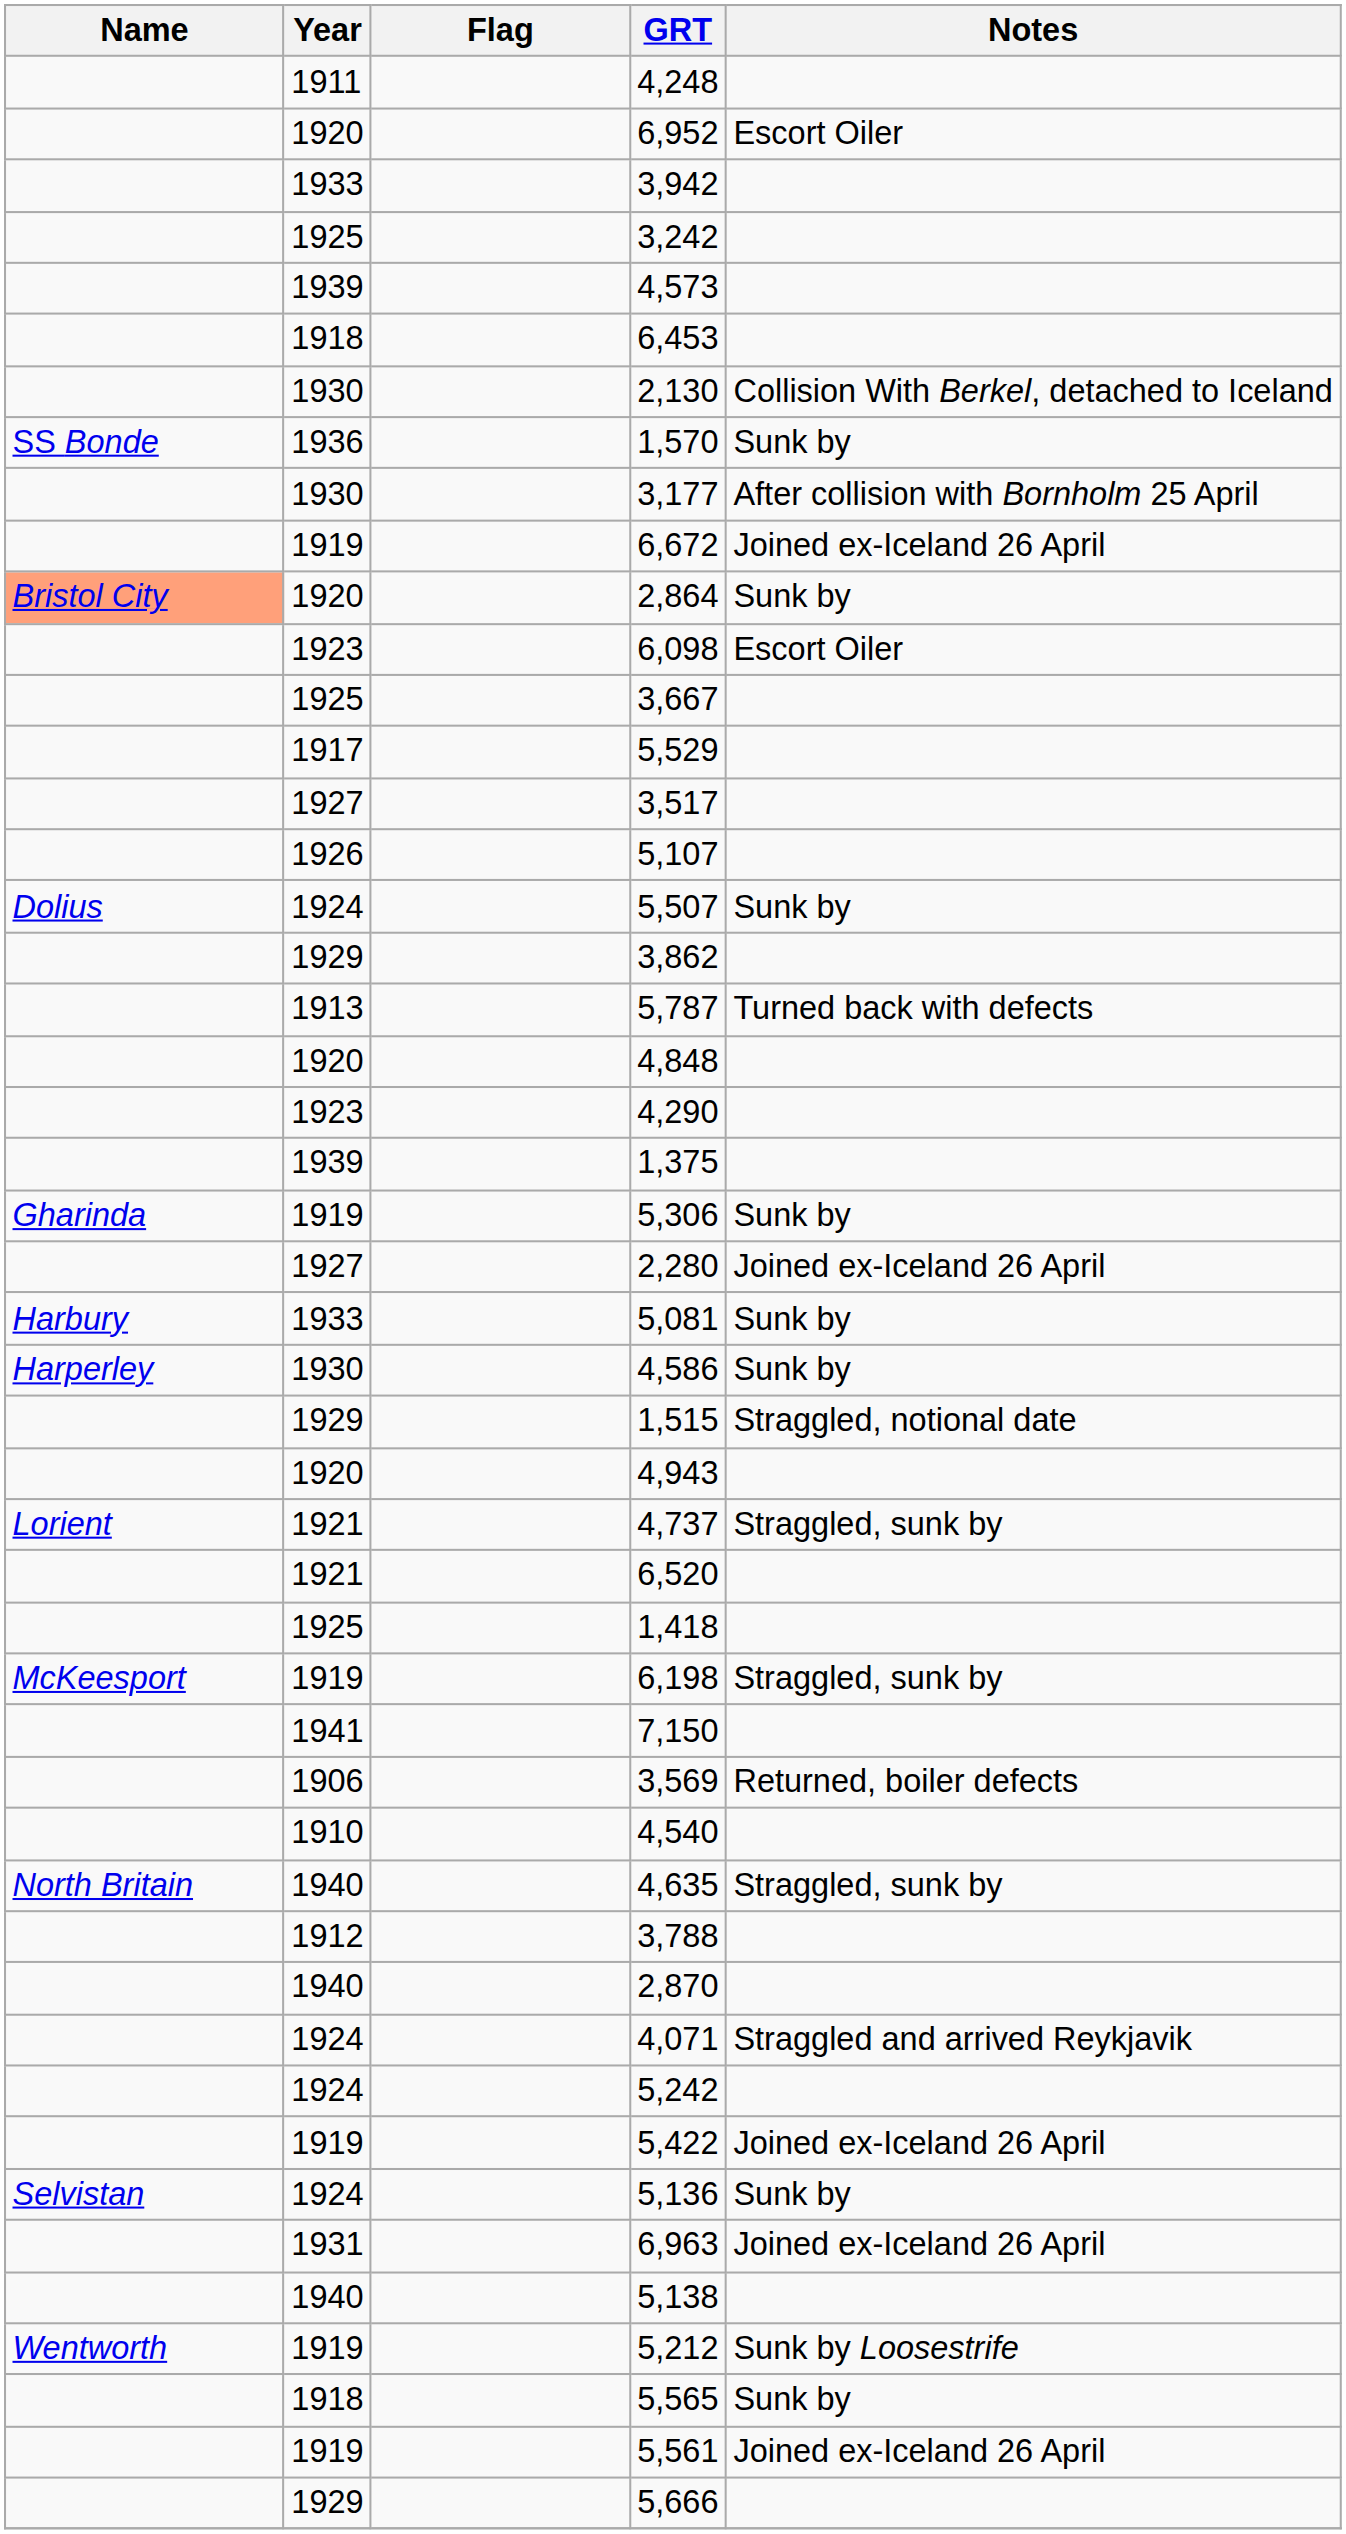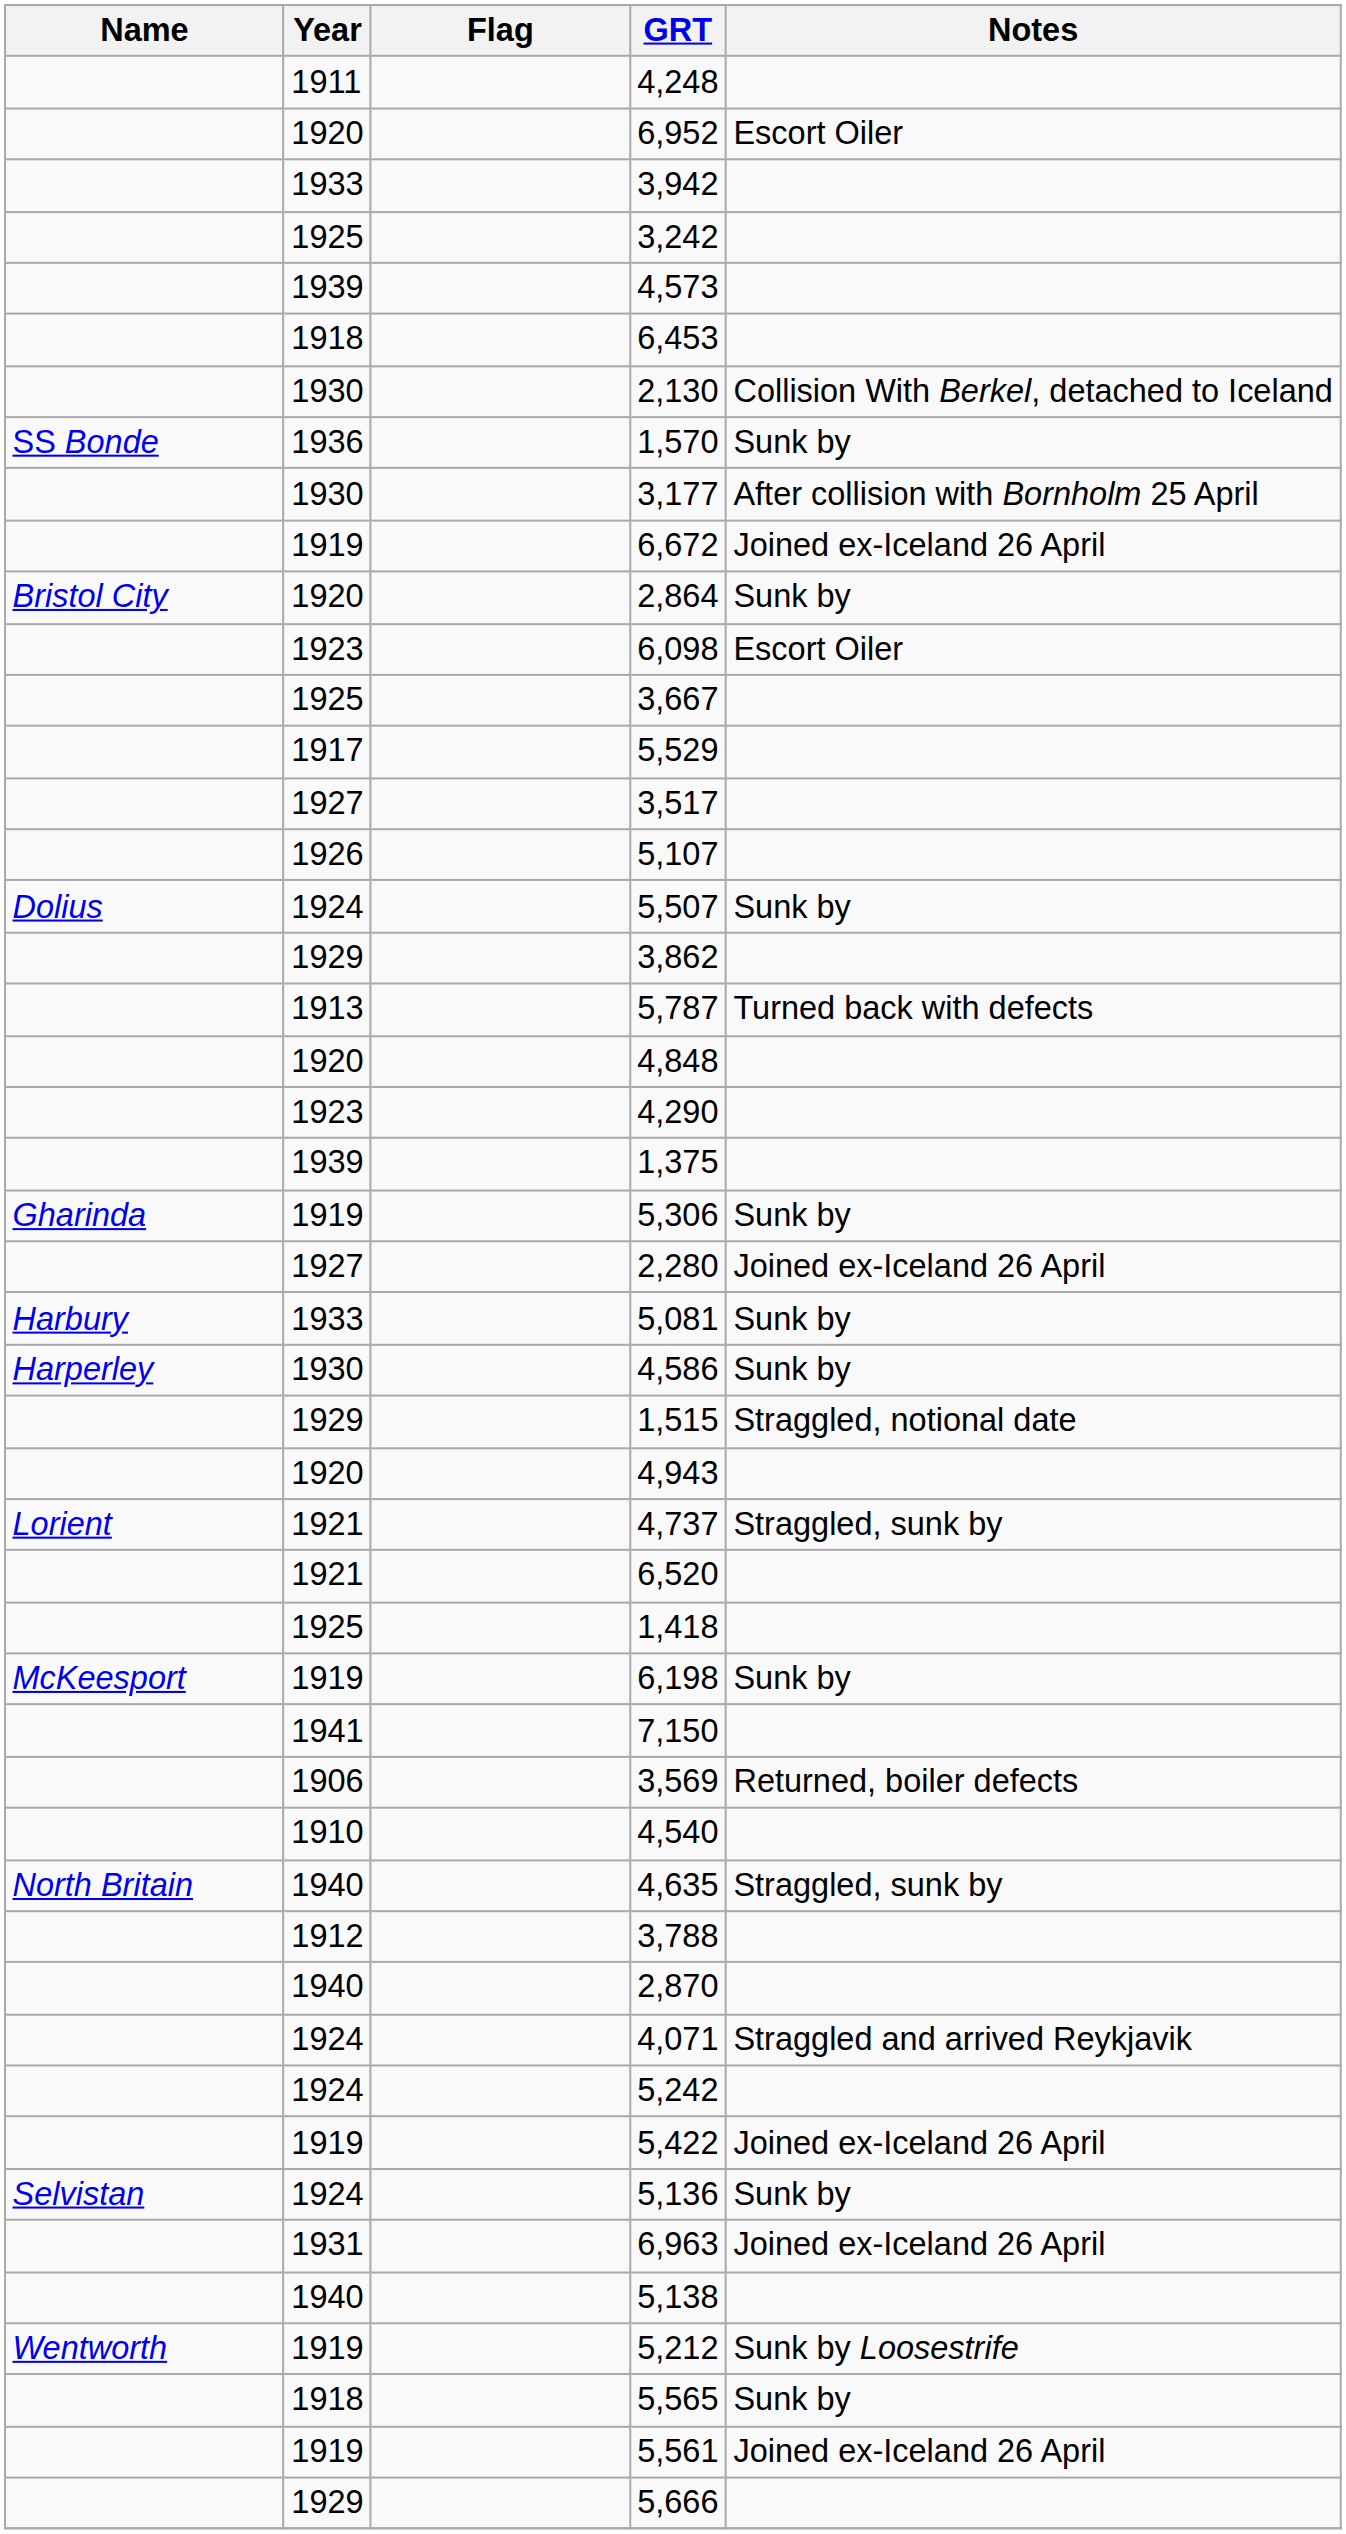(90, 596) lightsalmon background -> (90, 596) no background
(868, 1678) Straggled, sunk by -> (792, 1678) Sunk by
